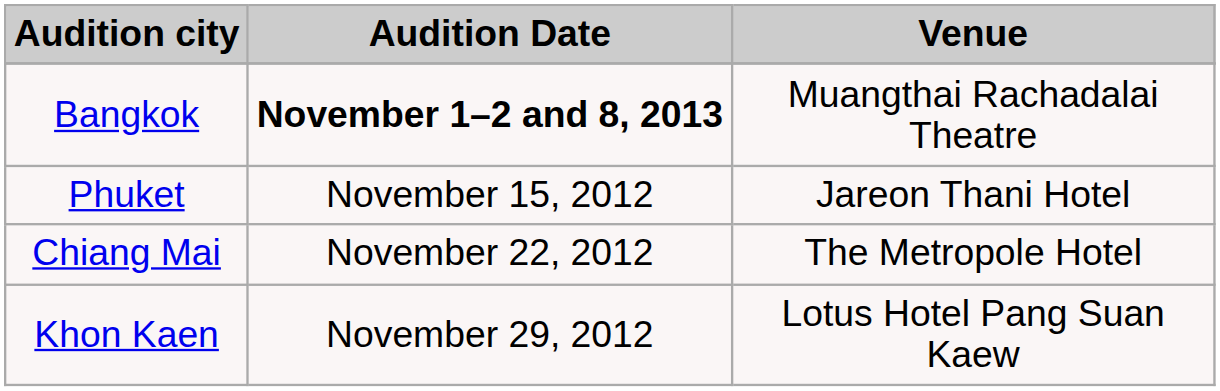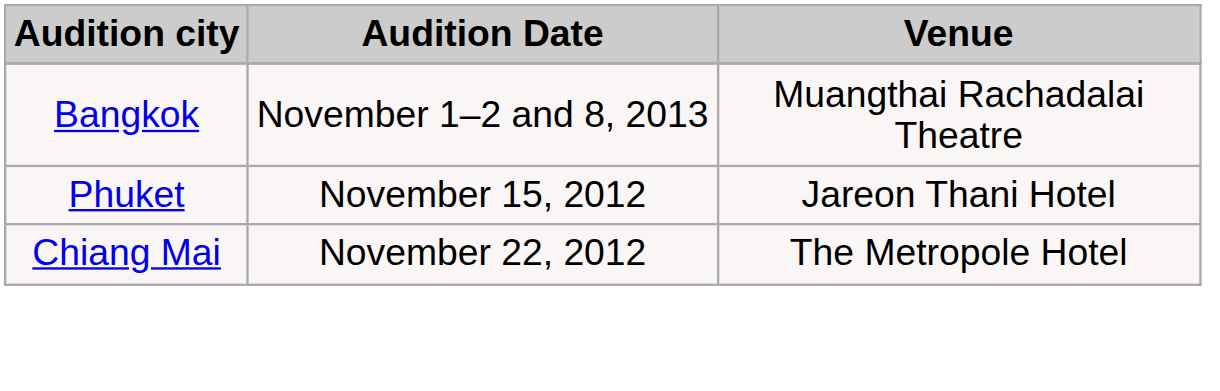(490, 114) bold -> (483, 114) normal
- row: (127, 333)
